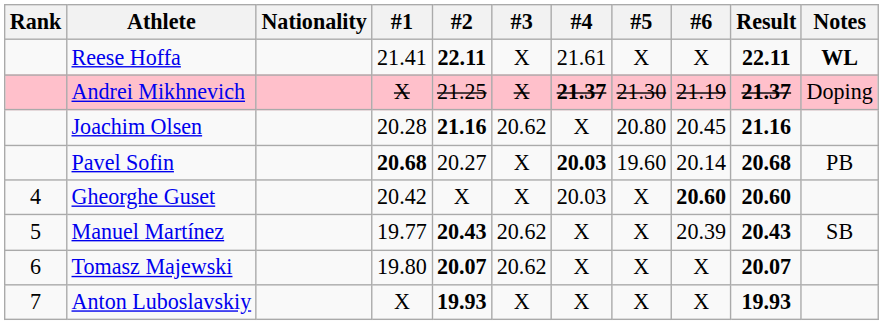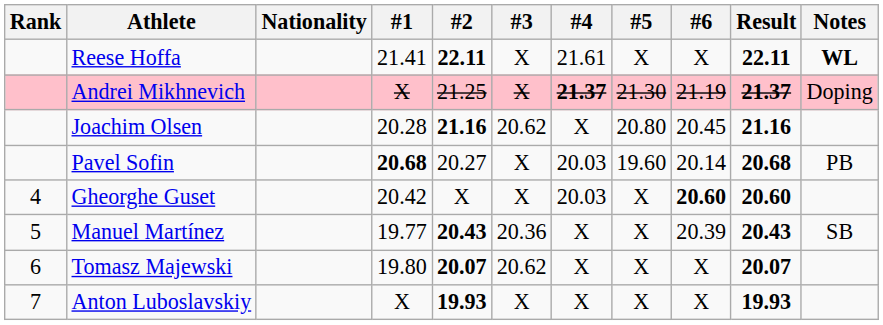(581, 162) bold -> (581, 162) normal
(522, 232) 20.62 -> (522, 232) 20.36
